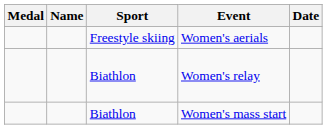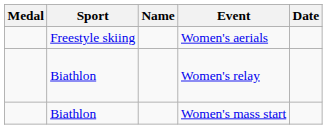columns swapped: (67, 15) <-> (132, 15)
